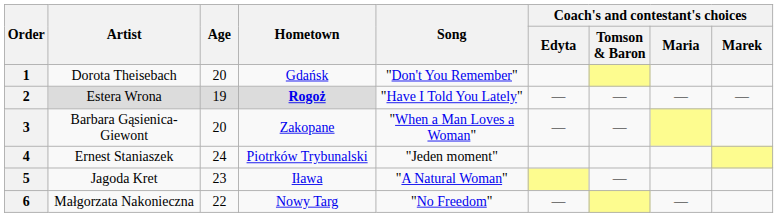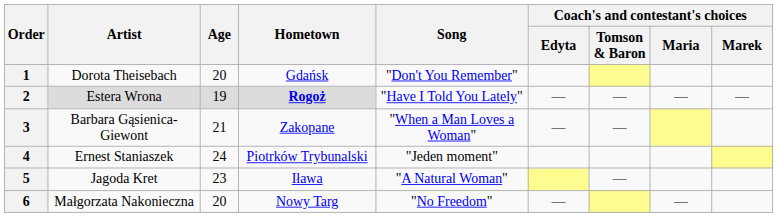(219, 127) 20 -> (219, 127) 21
(219, 201) 22 -> (219, 201) 20
